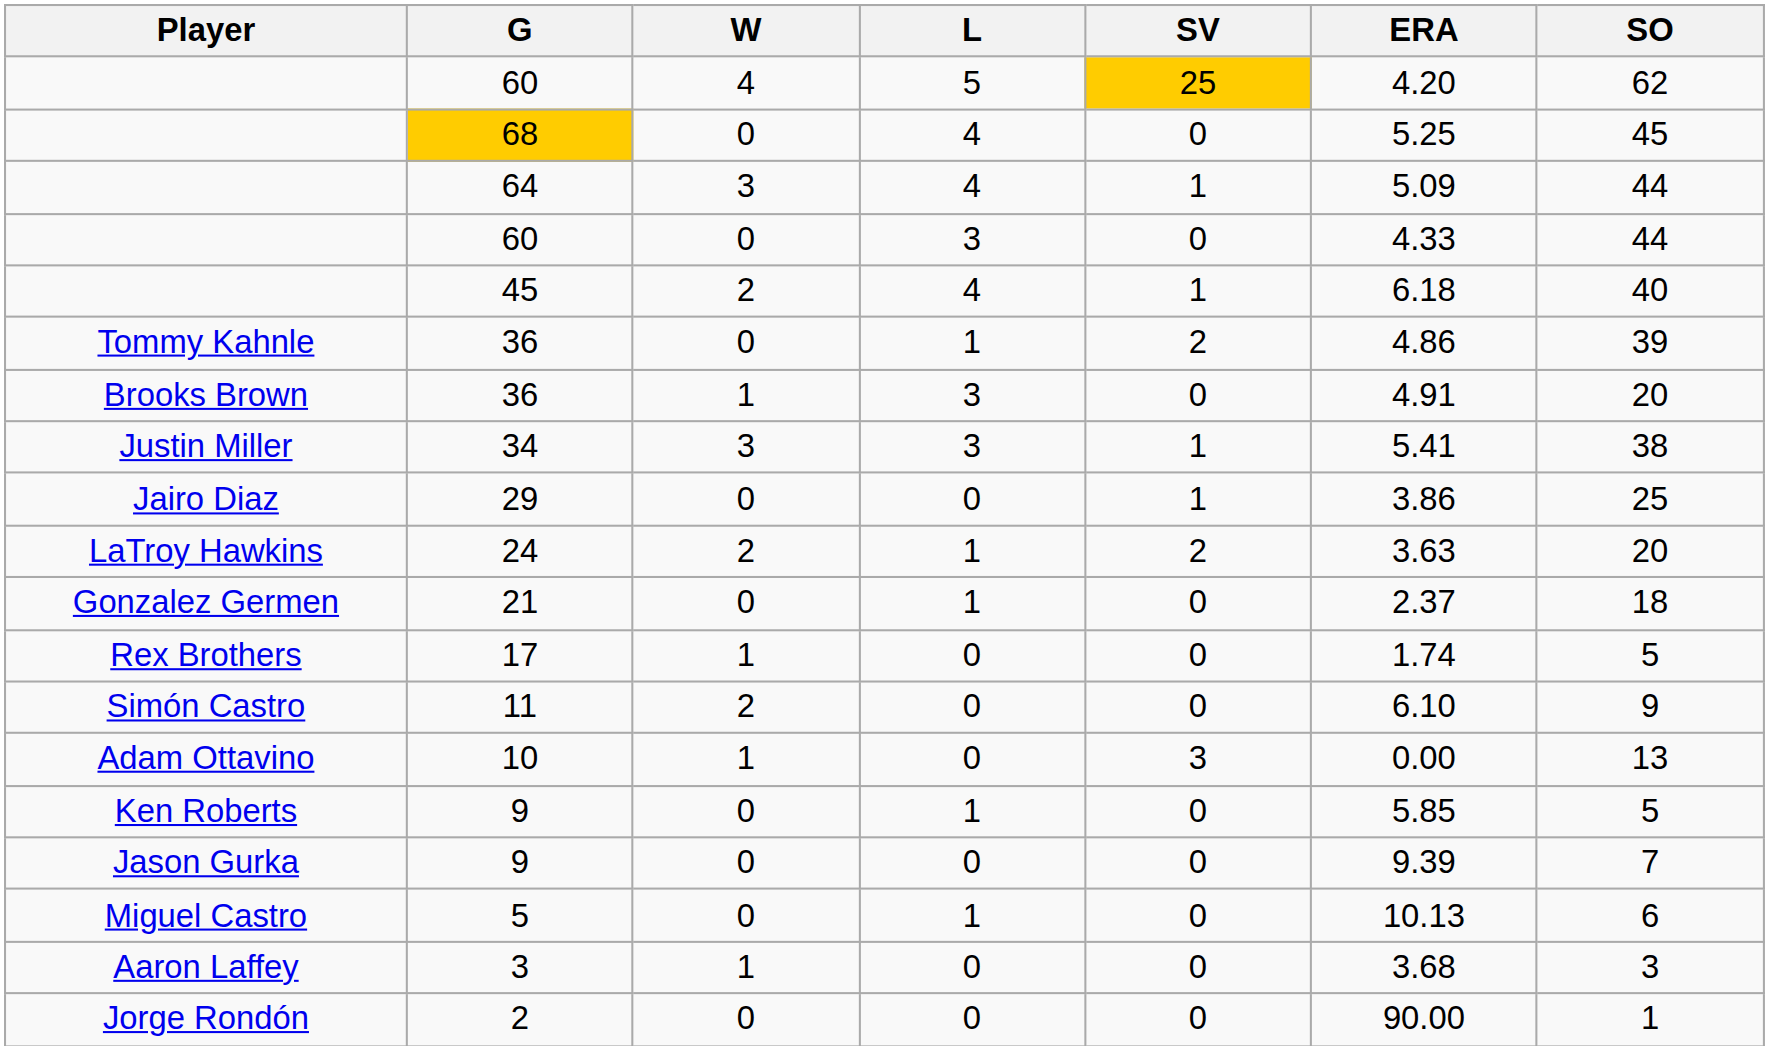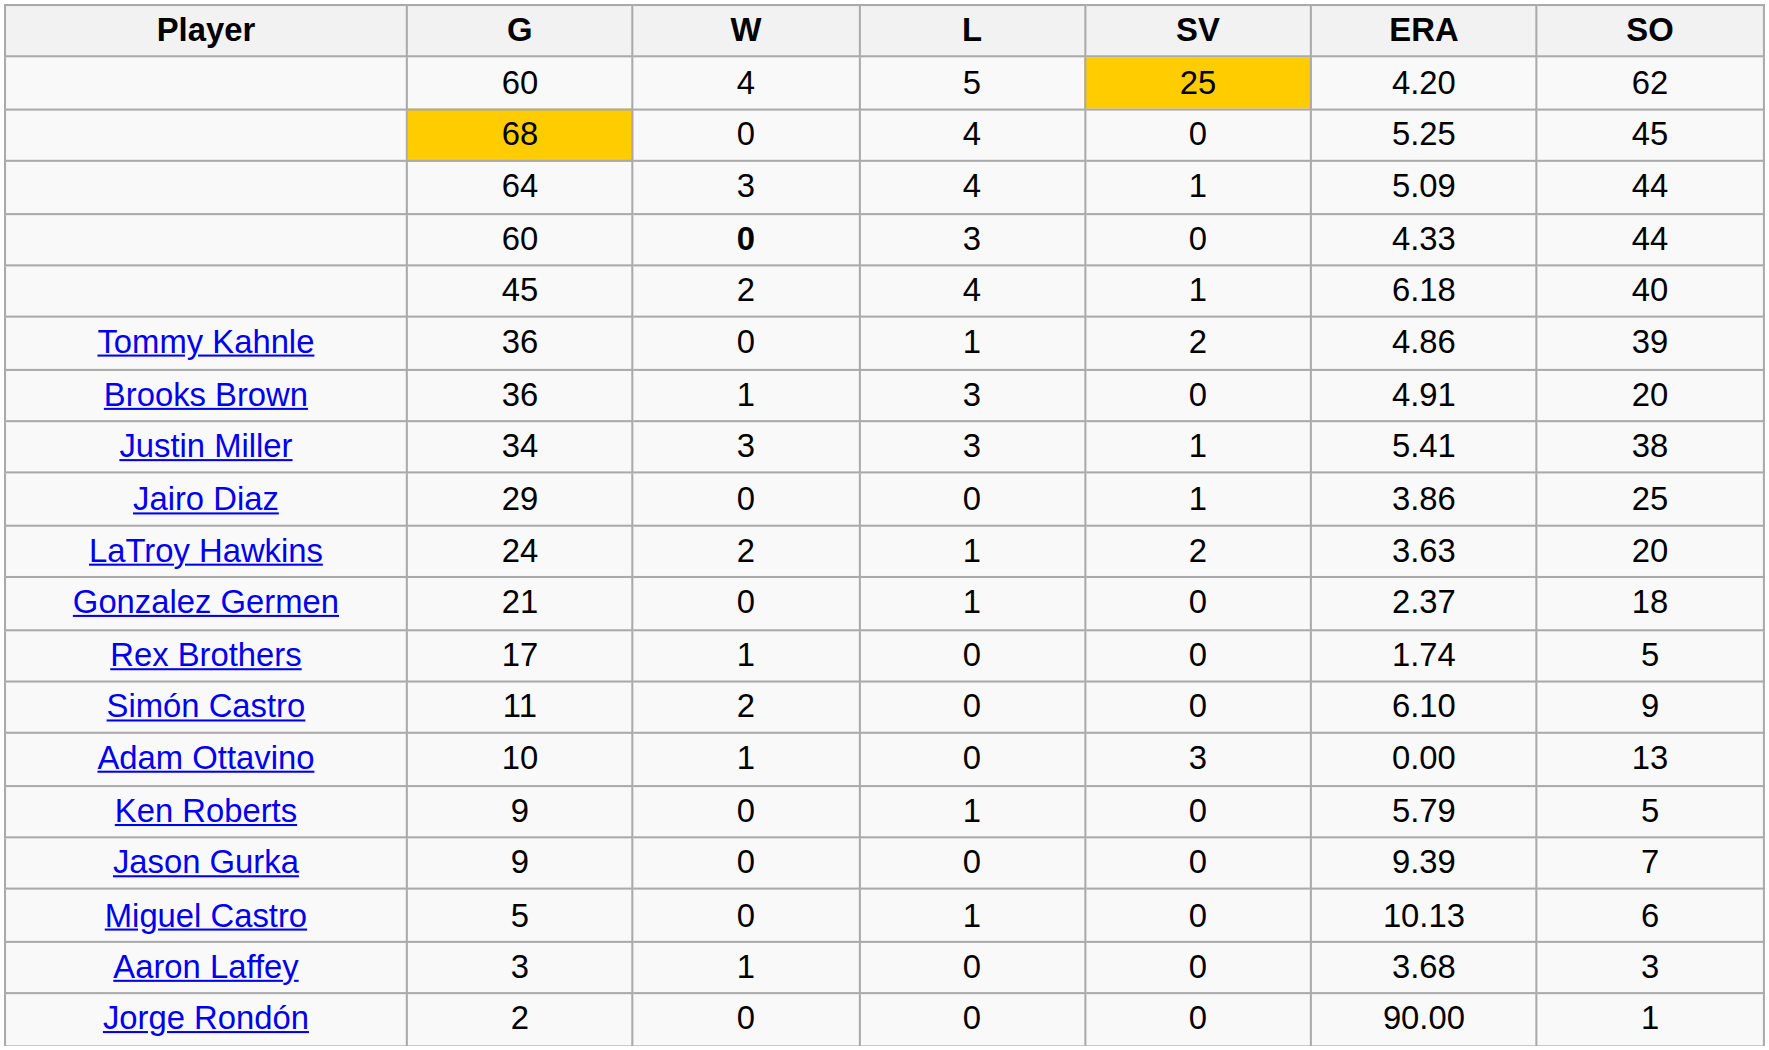(746, 238) normal -> (746, 238) bold
(1424, 810) 5.85 -> (1424, 810) 5.79
